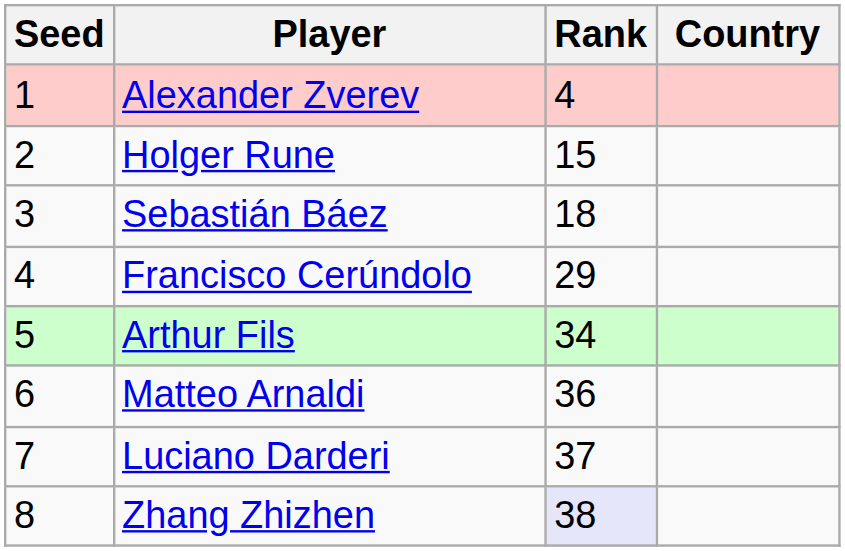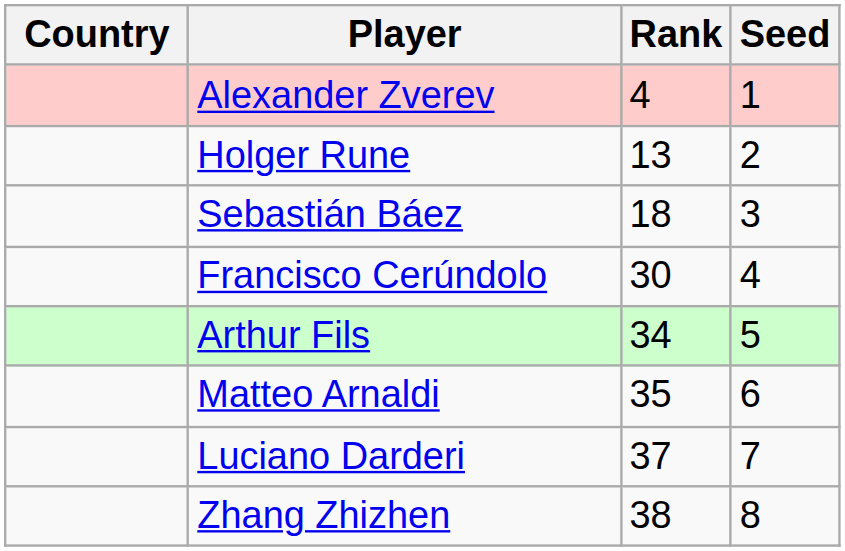columns swapped: (747, 34) <-> (59, 34)
(575, 154) 15 -> (651, 154) 13
(575, 275) 29 -> (651, 275) 30
(575, 395) 36 -> (651, 395) 35
(575, 515) lavender background -> (651, 515) no background
